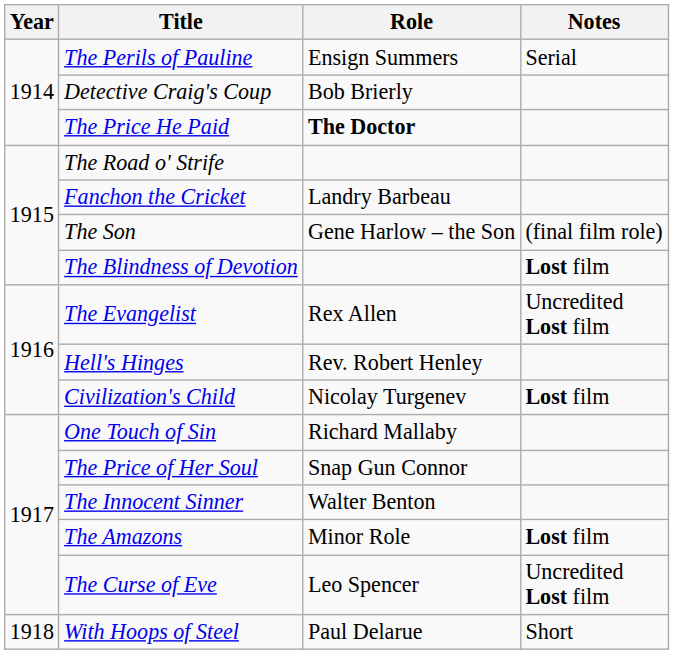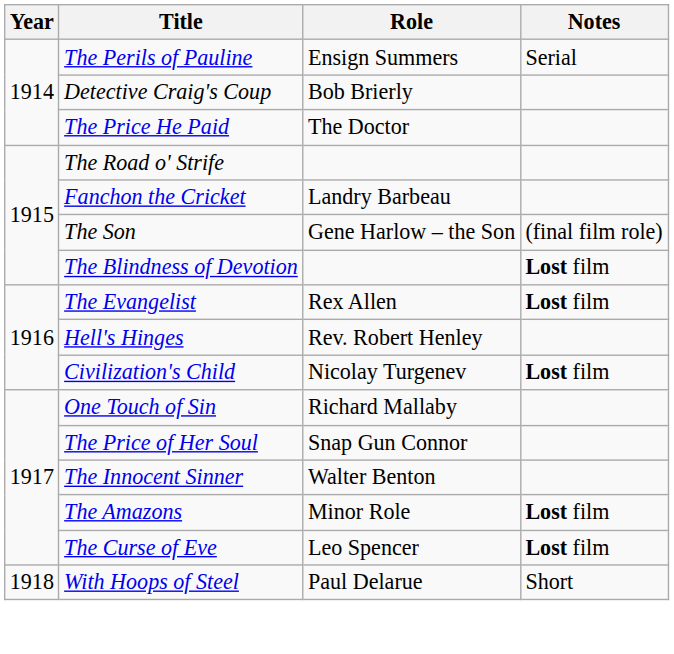(362, 127) bold -> (359, 127) normal
(574, 314) Uncredited Lost film -> (567, 302) Lost film
(574, 584) Uncredited Lost film -> (567, 547) Lost film
